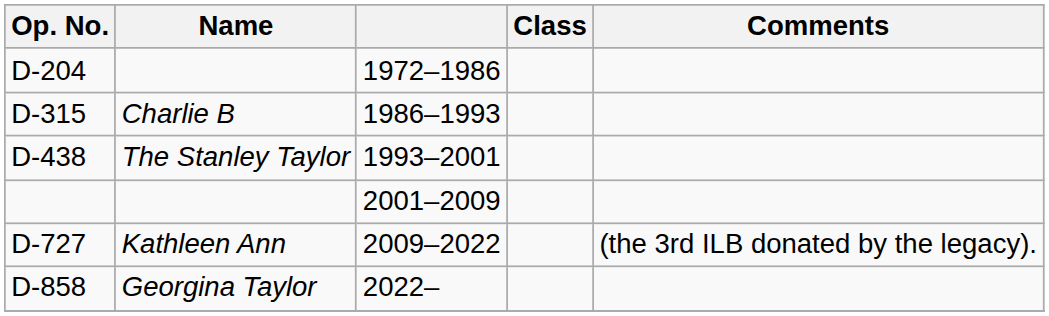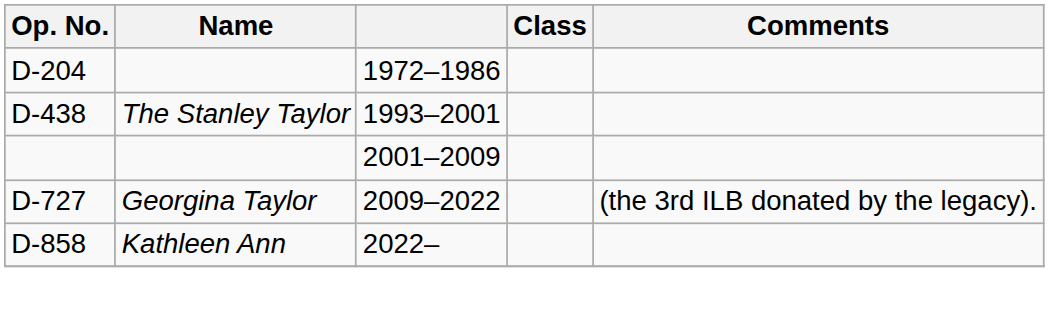- row: (49, 113)
(204, 244) Kathleen Ann -> (219, 200) Georgina Taylor
(219, 288) Georgina Taylor -> (204, 244) Kathleen Ann
